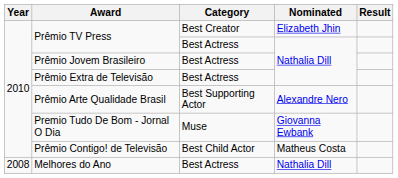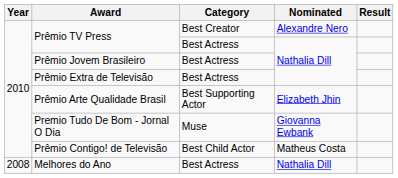(309, 28) Elizabeth Jhin -> (312, 28) Alexandre Nero
(312, 99) Alexandre Nero -> (309, 99) Elizabeth Jhin
